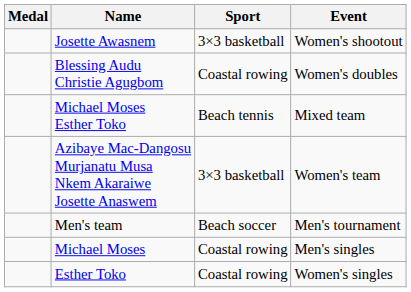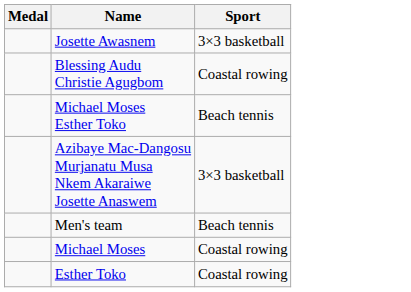- column: (349, 16)
(237, 225) Beach soccer -> (236, 225) Beach tennis
